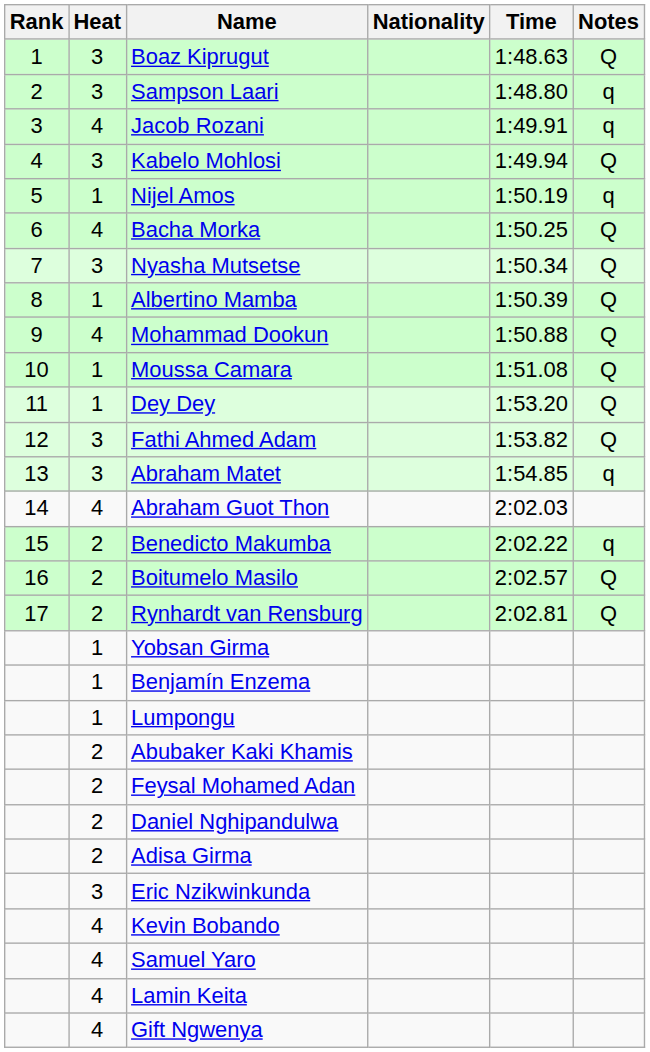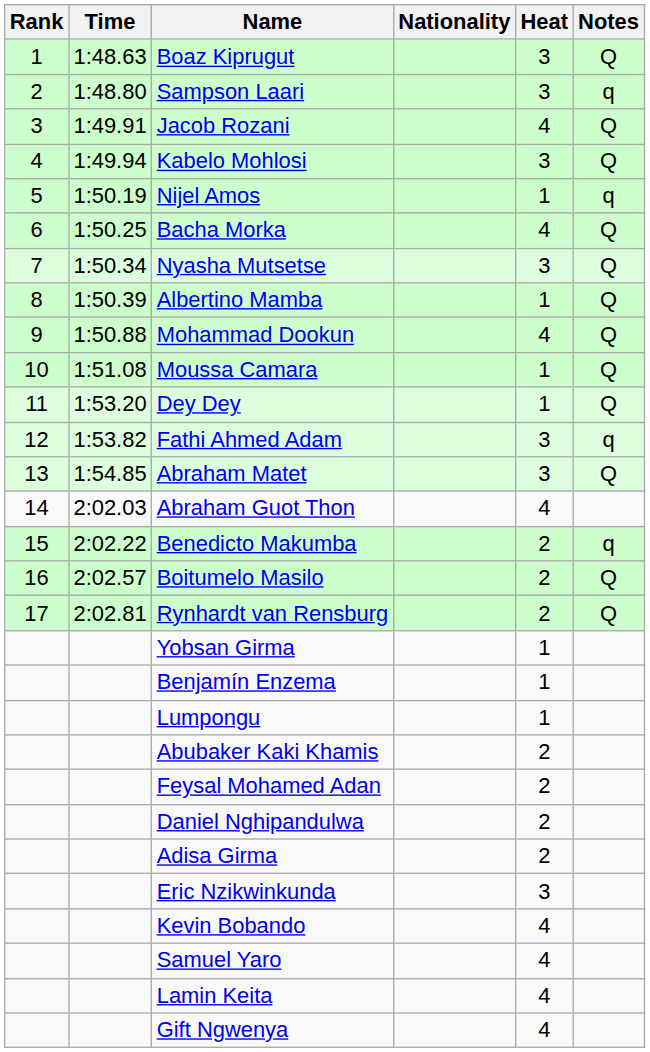columns swapped: (97, 21) <-> (531, 21)
(609, 126) q -> (609, 126) Q
(609, 439) Q -> (609, 439) q
(609, 473) q -> (609, 473) Q
